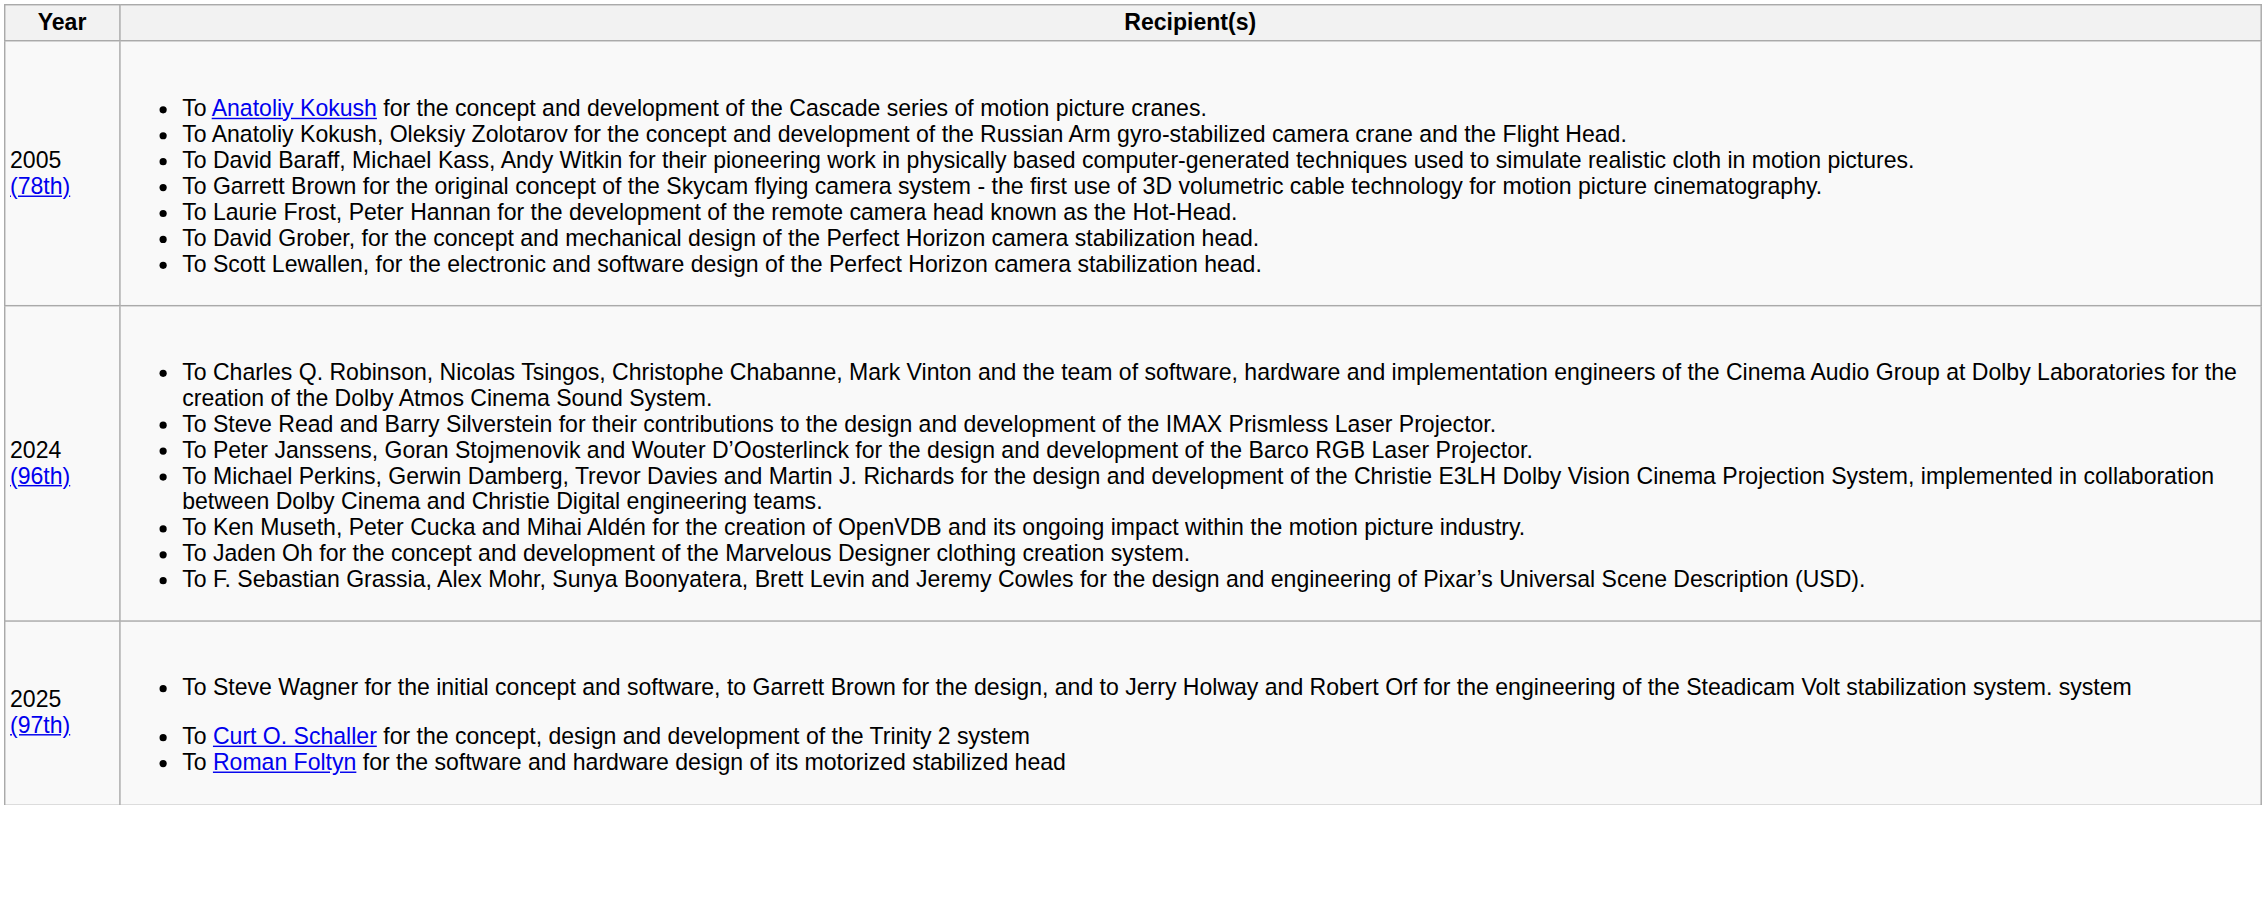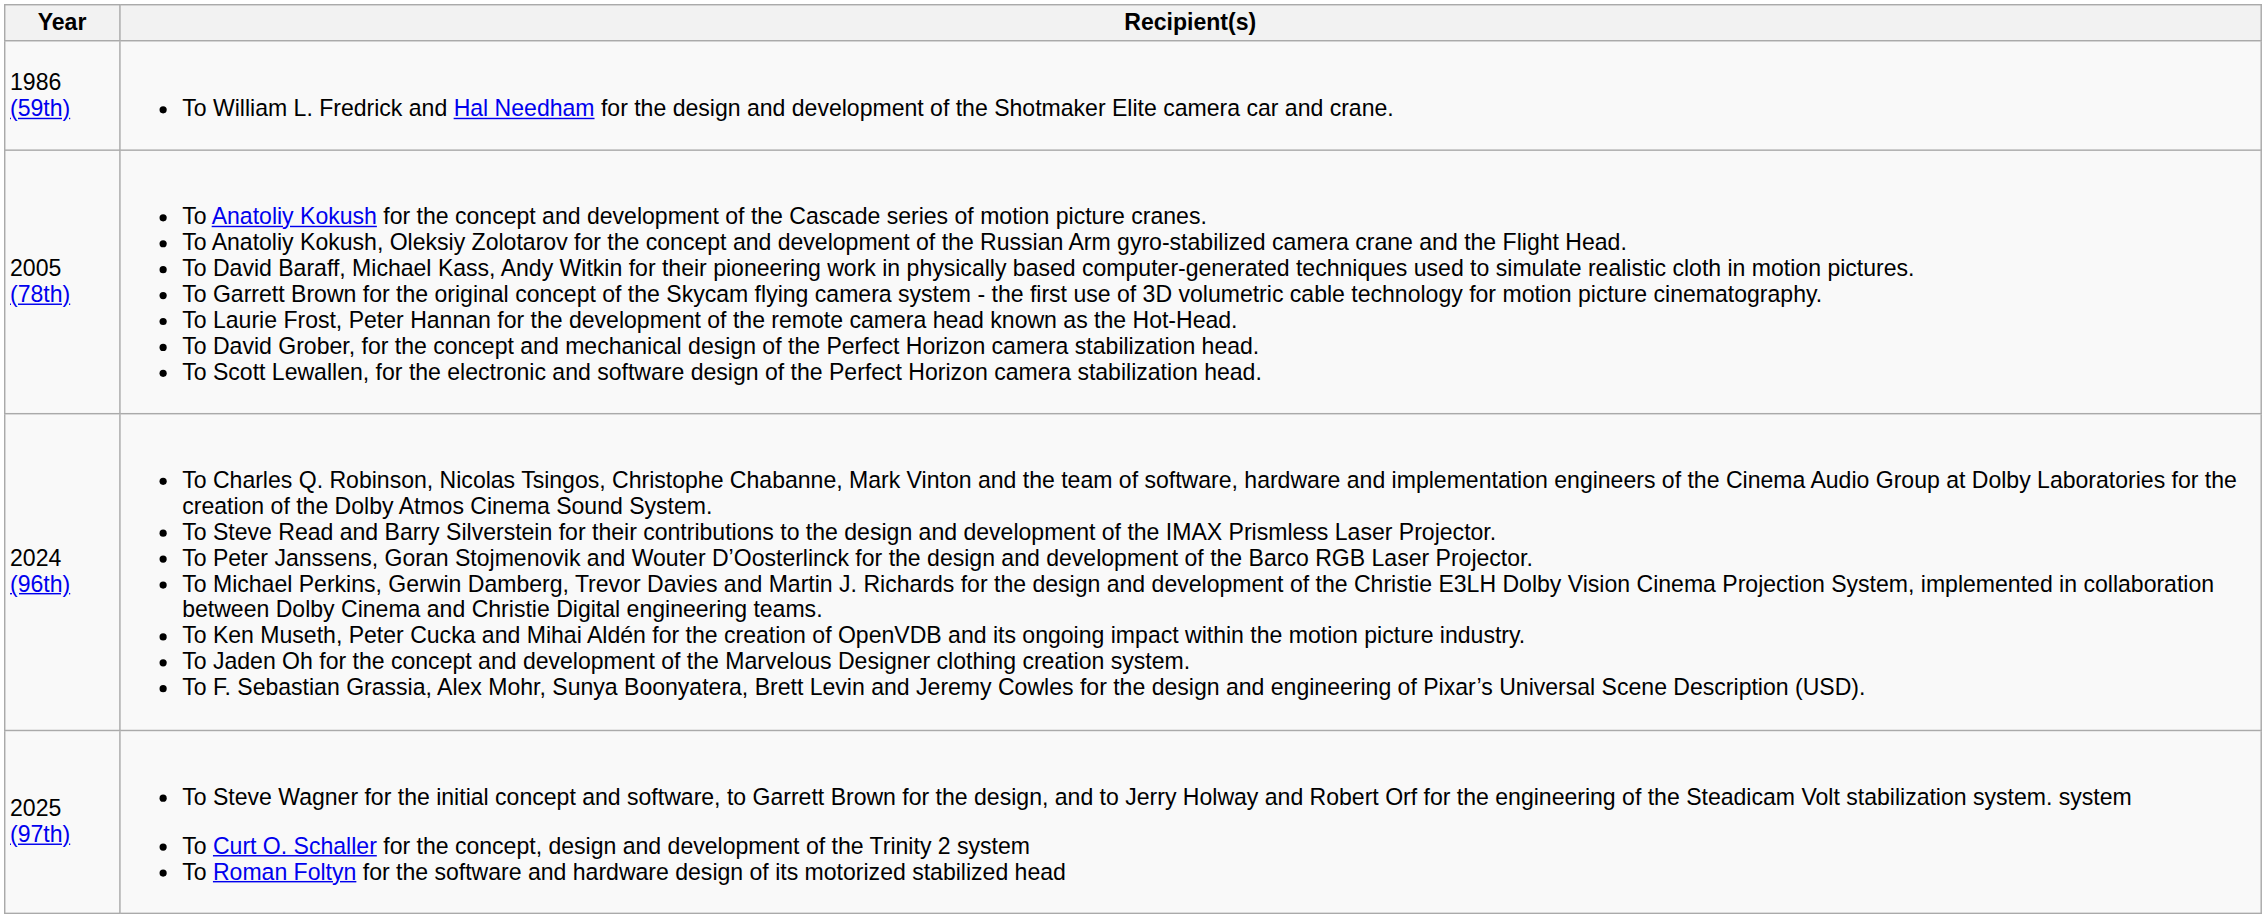+ row: (40, 95)
